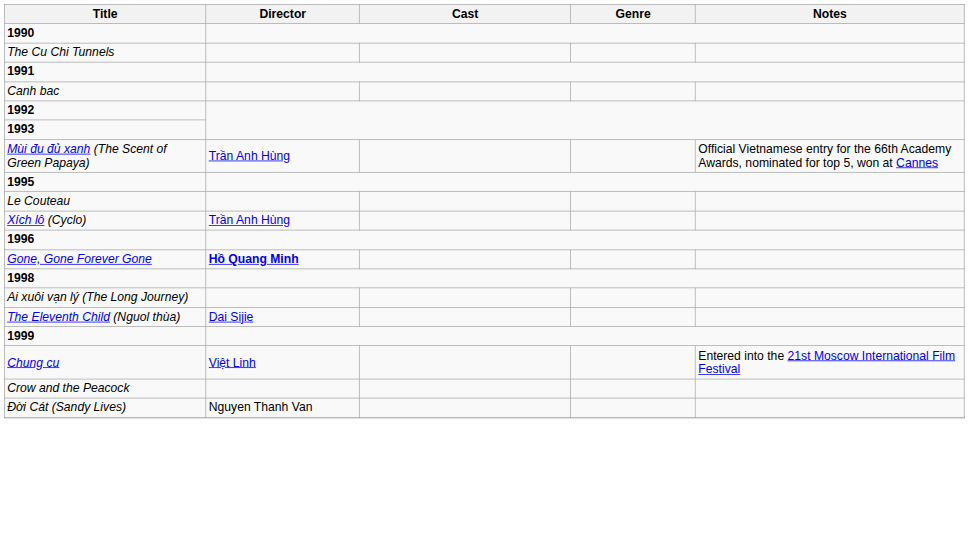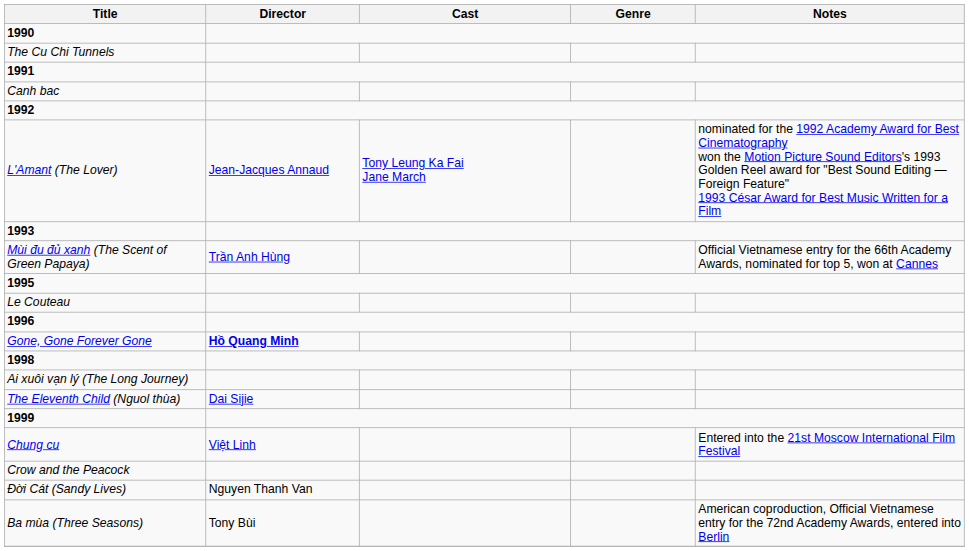+ row: (62, 170)
- row: (47, 220)
+ row: (75, 522)
